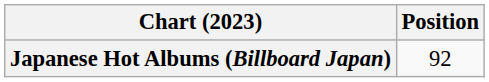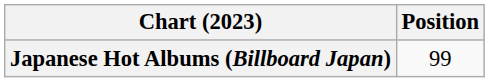(440, 58) 92 -> (440, 58) 99
